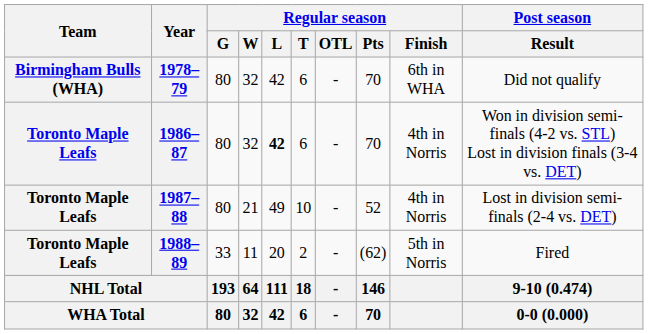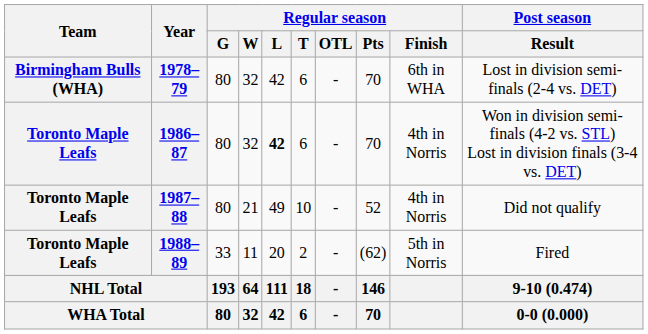(552, 79) Did not qualify -> (552, 79) Lost in division semi-finals (2-4 vs. DET)
(552, 208) Lost in division semi-finals (2-4 vs. DET) -> (552, 208) Did not qualify
